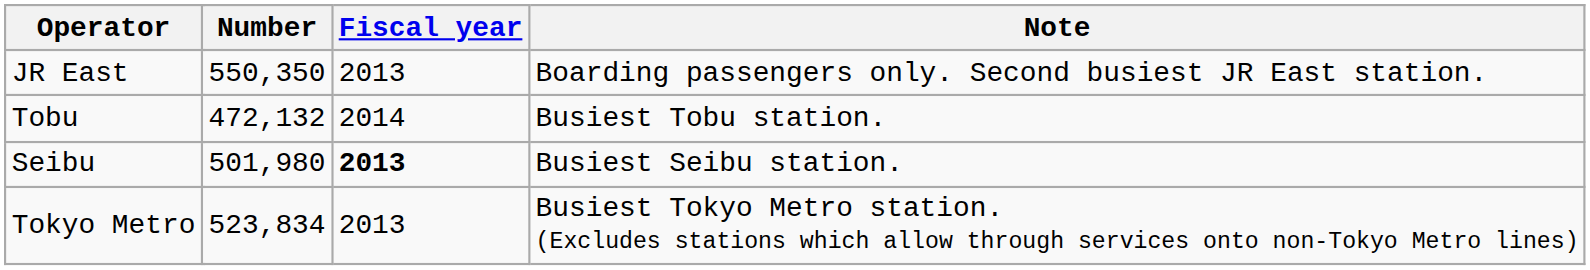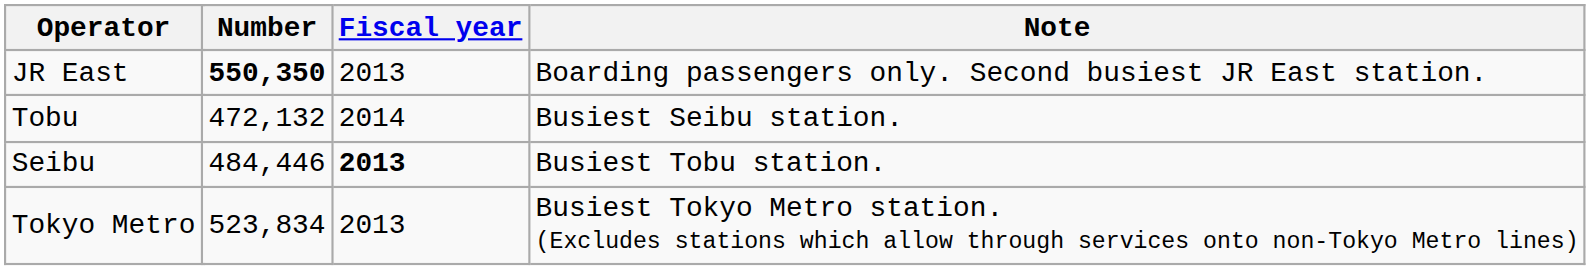(267, 73) normal -> (267, 73) bold
(711, 118) Busiest Tobu station. -> (719, 118) Busiest Seibu station.
(267, 164) 501,980 -> (267, 164) 484,446
(719, 164) Busiest Seibu station. -> (711, 164) Busiest Tobu station.
